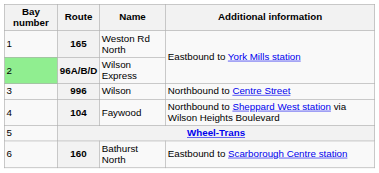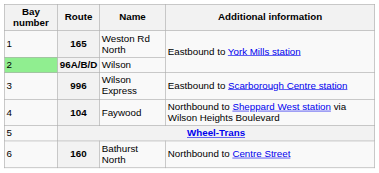(119, 70) Wilson Express -> (116, 65) Wilson
(116, 91) Wilson -> (119, 86) Wilson Express
(229, 91) Northbound to Centre Street -> (258, 86) Eastbound to Scarborough Centre station
(258, 154) Eastbound to Scarborough Centre station -> (229, 154) Northbound to Centre Street
